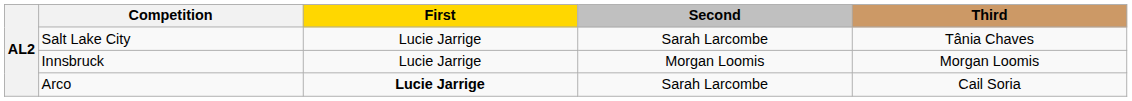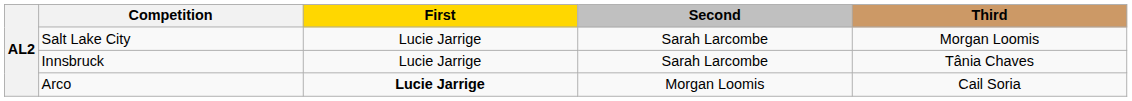(989, 38) Tânia Chaves -> (989, 38) Morgan Loomis
(715, 61) Morgan Loomis -> (715, 61) Sarah Larcombe
(989, 61) Morgan Loomis -> (989, 61) Tânia Chaves
(715, 84) Sarah Larcombe -> (715, 84) Morgan Loomis
